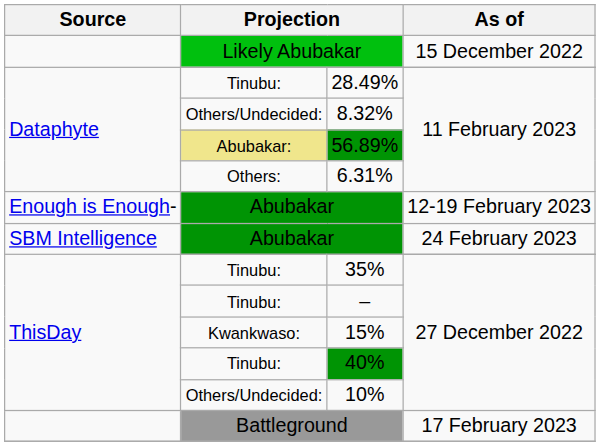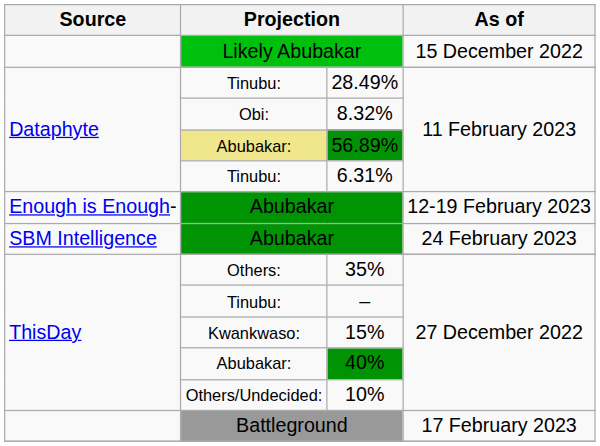(254, 114) Others/Undecided: -> (254, 114) Obi:
(254, 177) Others: -> (254, 177) Tinubu:
(254, 271) Tinubu: -> (254, 271) Others:
(254, 364) Tinubu: -> (254, 364) Abubakar:
